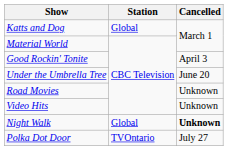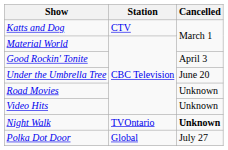(124, 28) Global -> (121, 28) CTV
(124, 122) Global -> (133, 122) TVOntario
(133, 138) TVOntario -> (124, 138) Global
